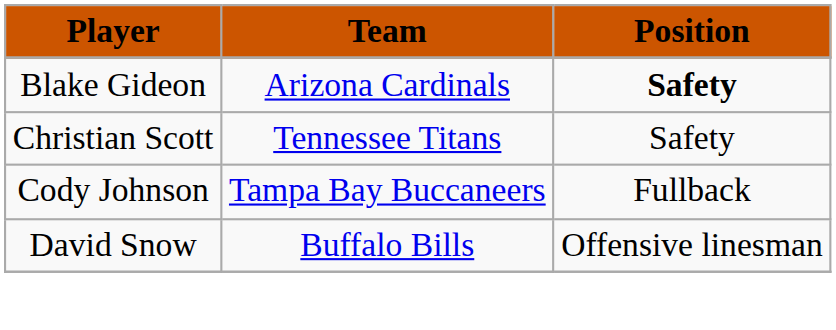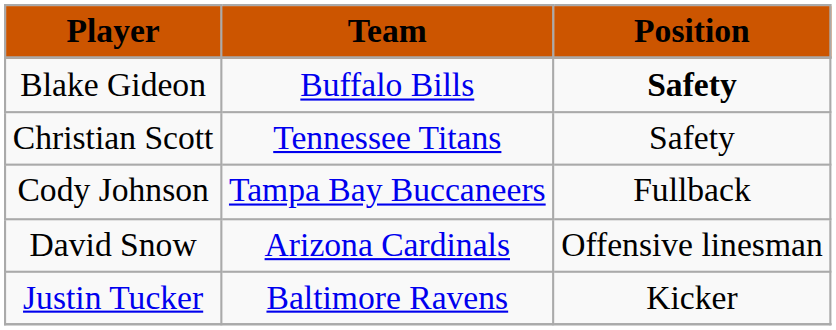(387, 84) Arizona Cardinals -> (387, 84) Buffalo Bills
(387, 244) Buffalo Bills -> (387, 244) Arizona Cardinals
+ row: (113, 297)
